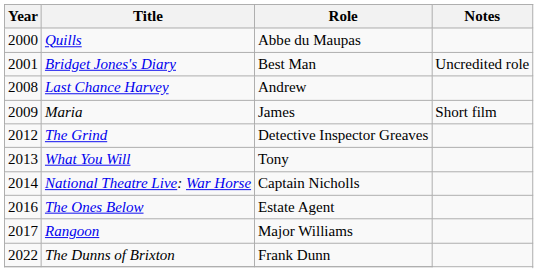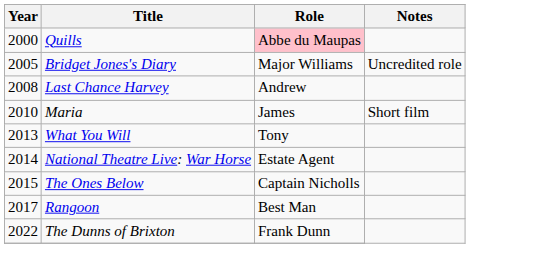(309, 40) no background -> (309, 40) pink background
(23, 64) 2001 -> (23, 64) 2005
(287, 64) Best Man -> (305, 64) Major Williams
(23, 111) 2009 -> (23, 111) 2010
- row: (76, 135)
(309, 183) Captain Nicholls -> (296, 159) Estate Agent
(23, 207) 2016 -> (23, 183) 2015
(296, 207) Estate Agent -> (309, 183) Captain Nicholls
(305, 231) Major Williams -> (287, 207) Best Man
